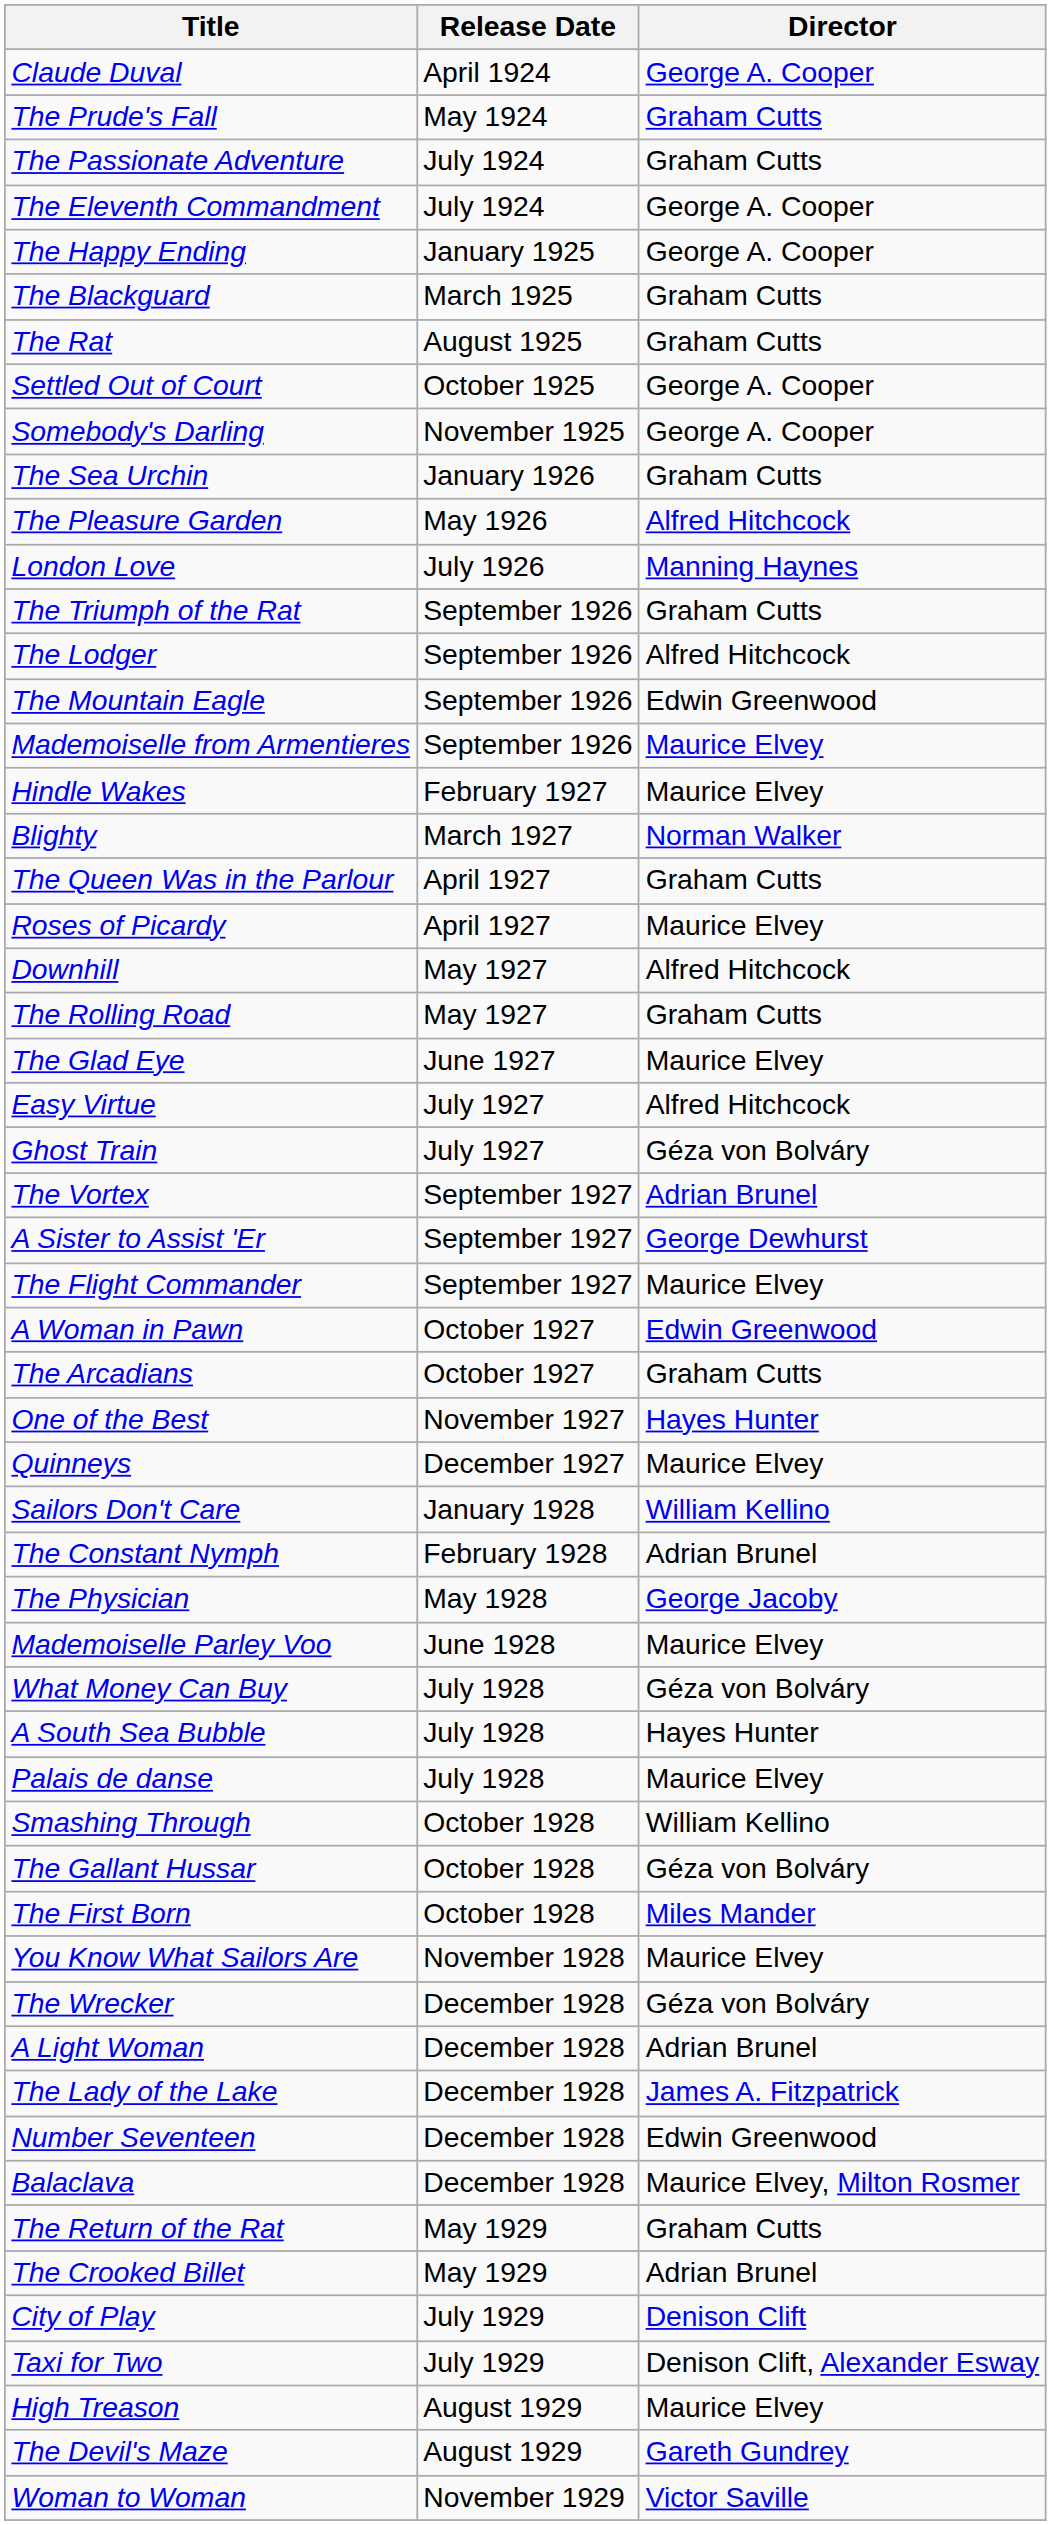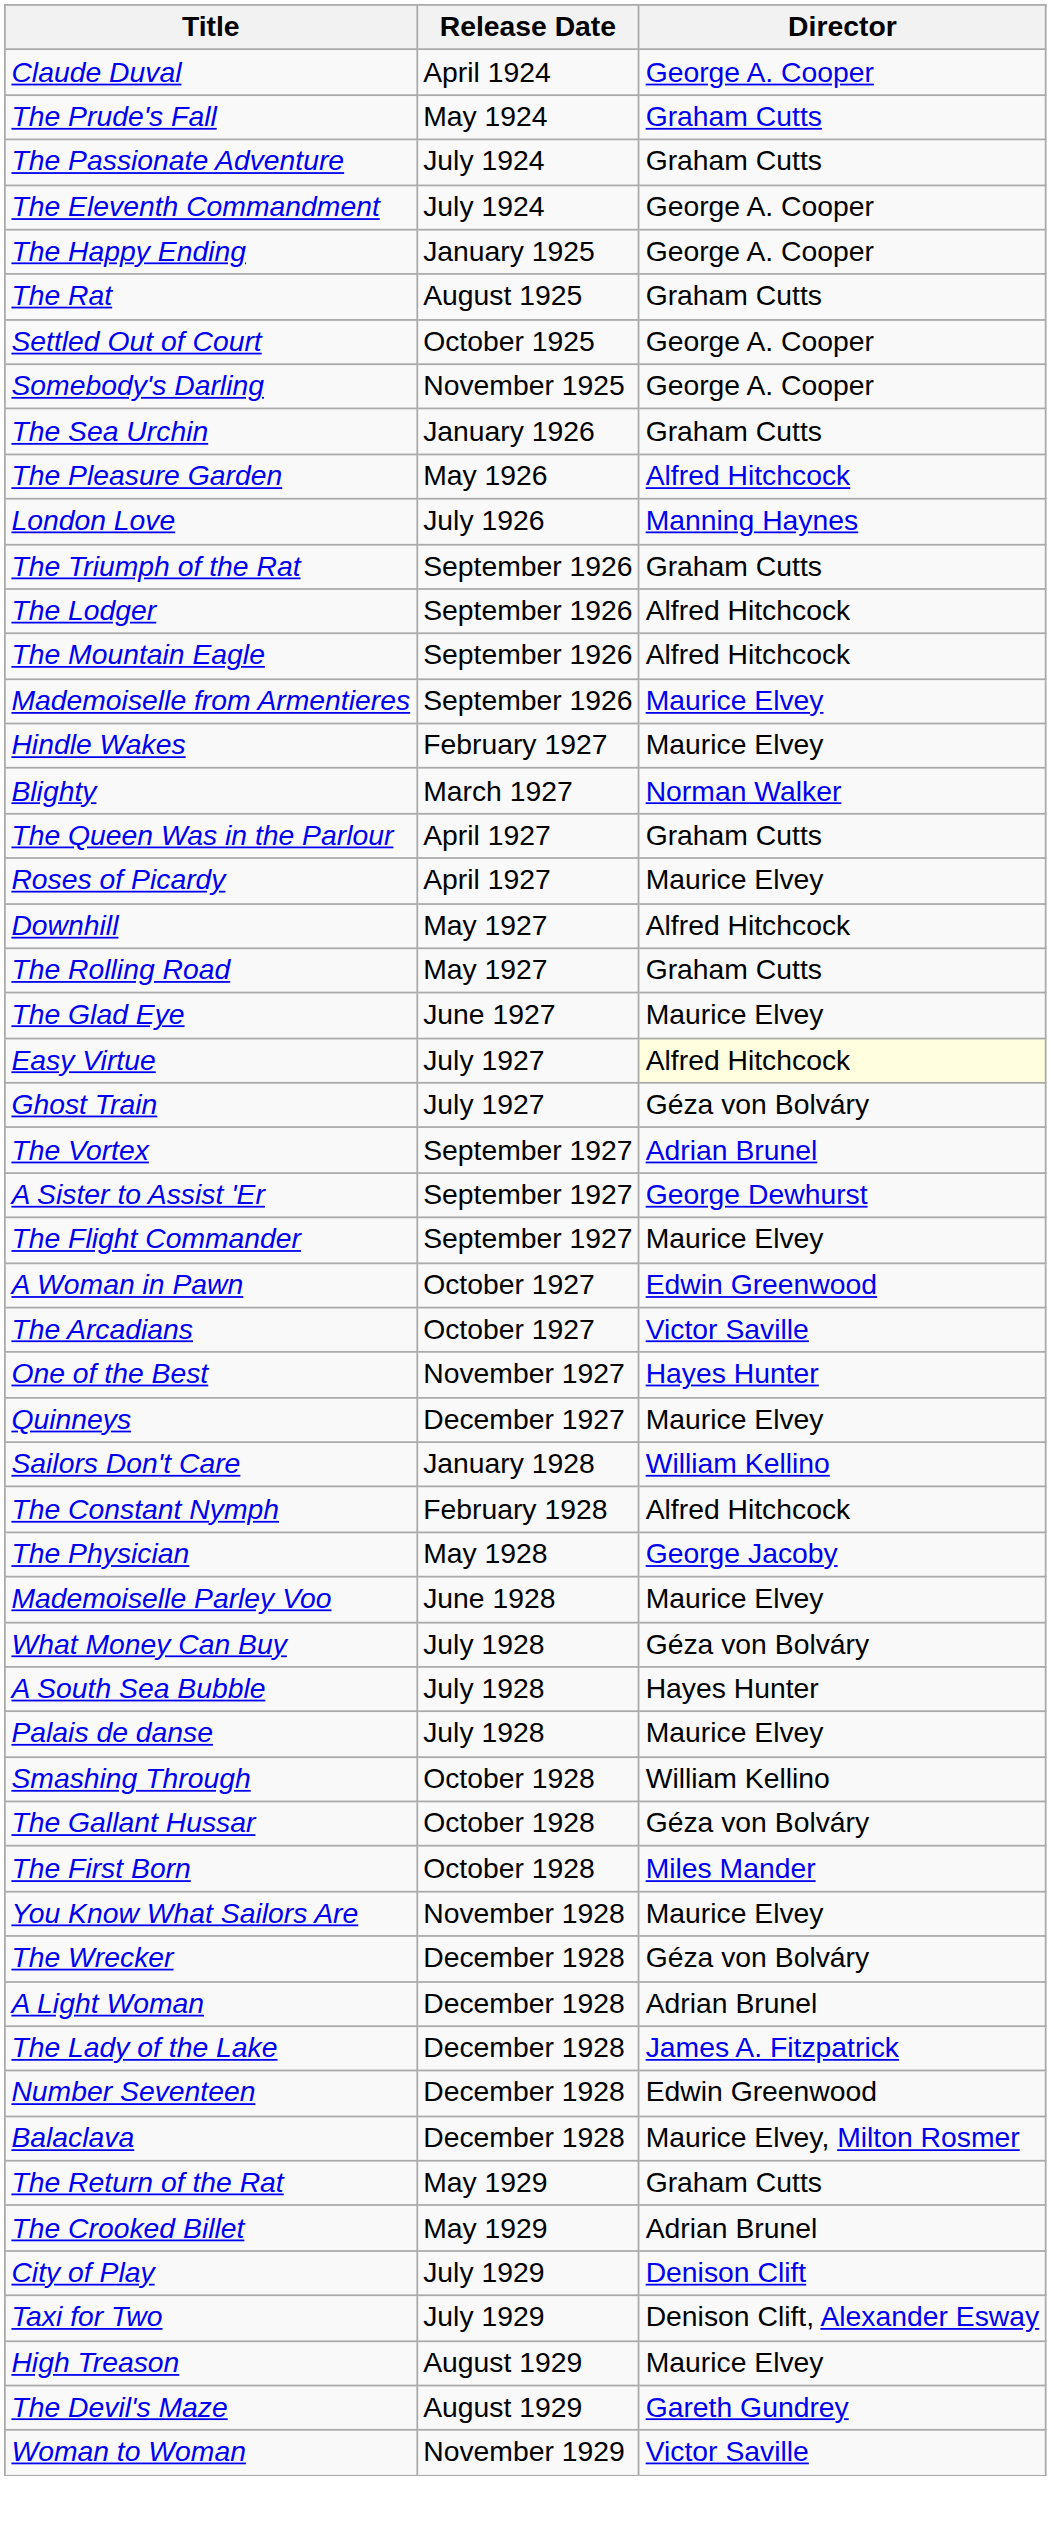- row: (111, 296)
(761, 700) Edwin Greenwood -> (748, 655) Alfred Hitchcock
(748, 1104) no background -> (748, 1059) lightyellow background
(734, 1374) Graham Cutts -> (727, 1329) Victor Saville
(731, 1554) Adrian Brunel -> (748, 1509) Alfred Hitchcock
